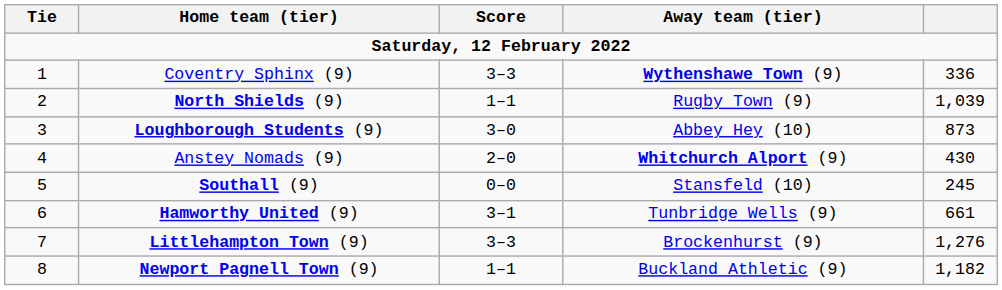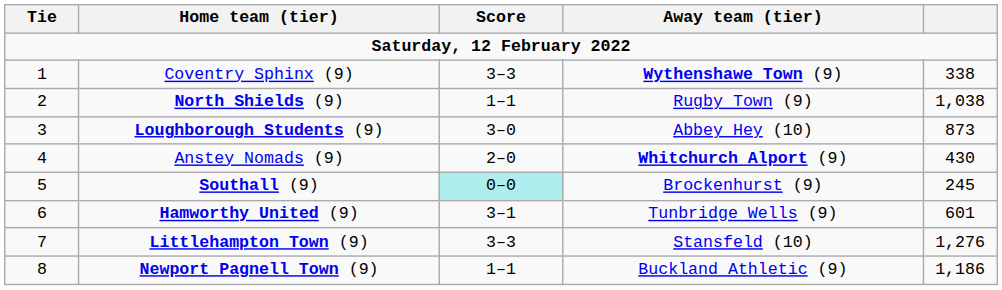(960, 74) 336 -> (960, 74) 338
(960, 102) 1,039 -> (960, 102) 1,038
(501, 186) no background -> (501, 186) paleturquoise background
(743, 186) Stansfeld (10) -> (743, 186) Brockenhurst (9)
(960, 214) 661 -> (960, 214) 601
(743, 242) Brockenhurst (9) -> (743, 242) Stansfeld (10)
(960, 270) 1,182 -> (960, 270) 1,186
